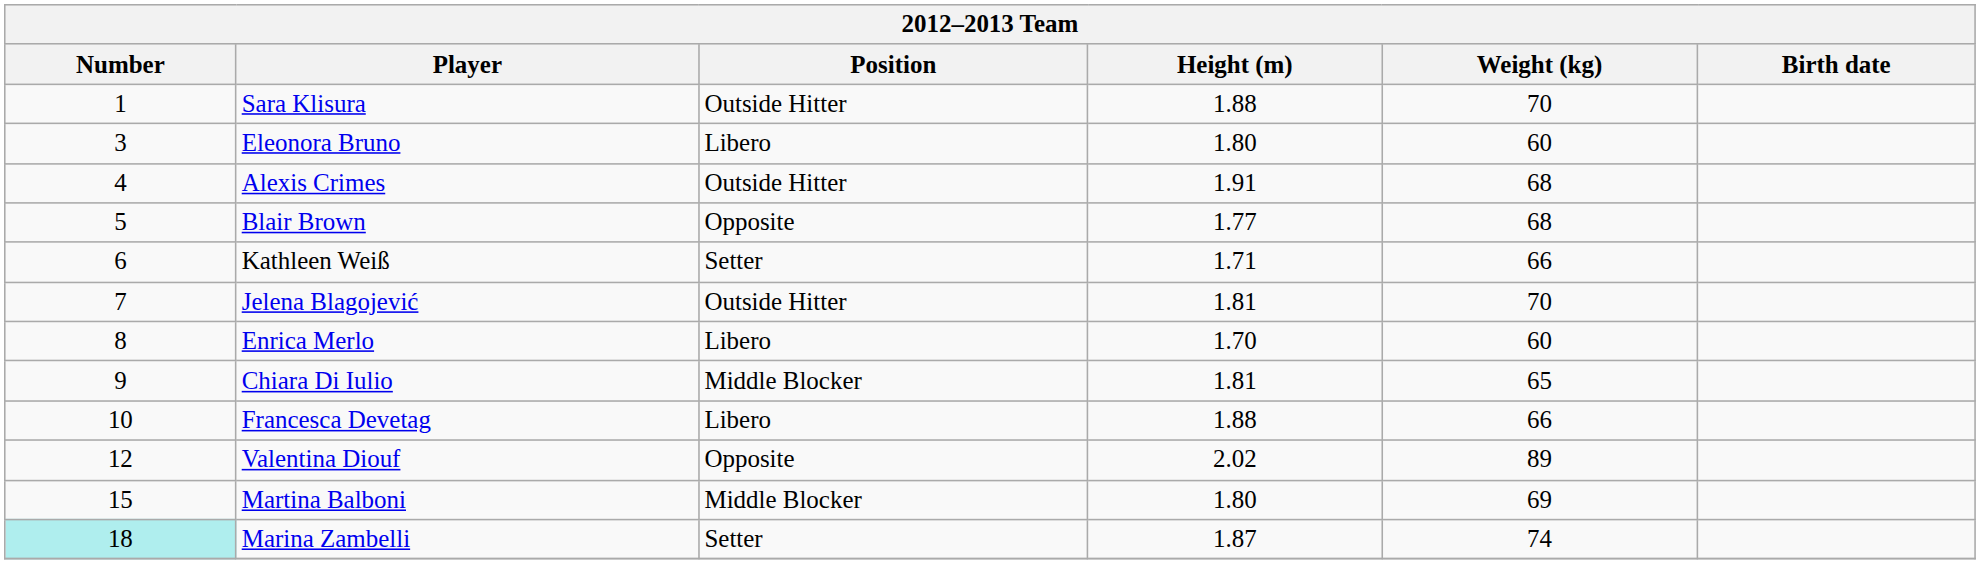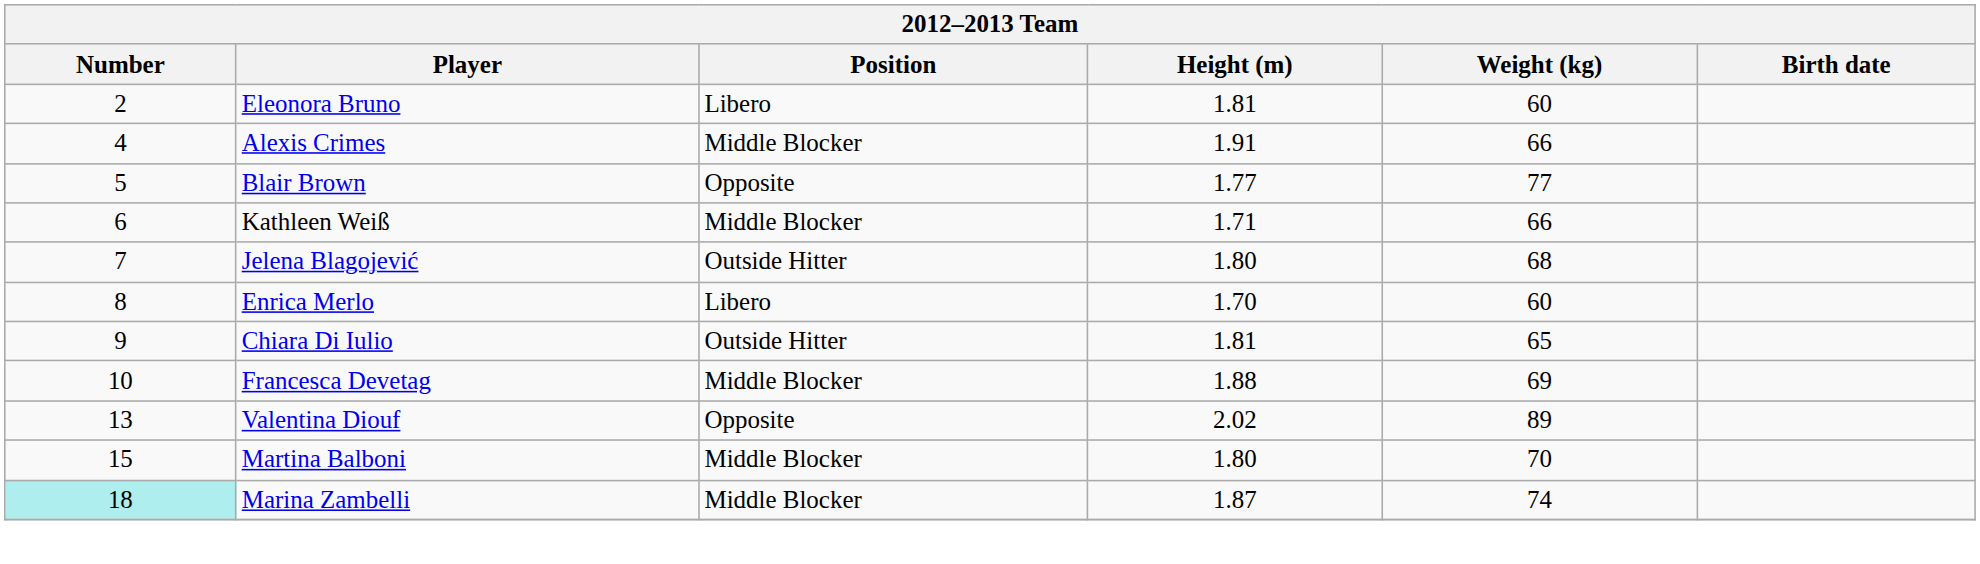- row: (304, 103)
(120, 143) 3 -> (120, 103) 2
(1235, 143) 1.80 -> (1235, 103) 1.81
(775, 182) Outside Hitter -> (783, 143) Middle Blocker
(1539, 182) 68 -> (1539, 143) 66
(1539, 222) 68 -> (1539, 182) 77
(734, 261) Setter -> (783, 222) Middle Blocker
(1235, 301) 1.81 -> (1235, 261) 1.80
(1539, 301) 70 -> (1539, 261) 68
(783, 380) Middle Blocker -> (775, 340) Outside Hitter
(738, 420) Libero -> (783, 380) Middle Blocker
(1539, 420) 66 -> (1539, 380) 69
(120, 459) 12 -> (120, 420) 13
(1539, 499) 69 -> (1539, 459) 70
(734, 538) Setter -> (783, 499) Middle Blocker
